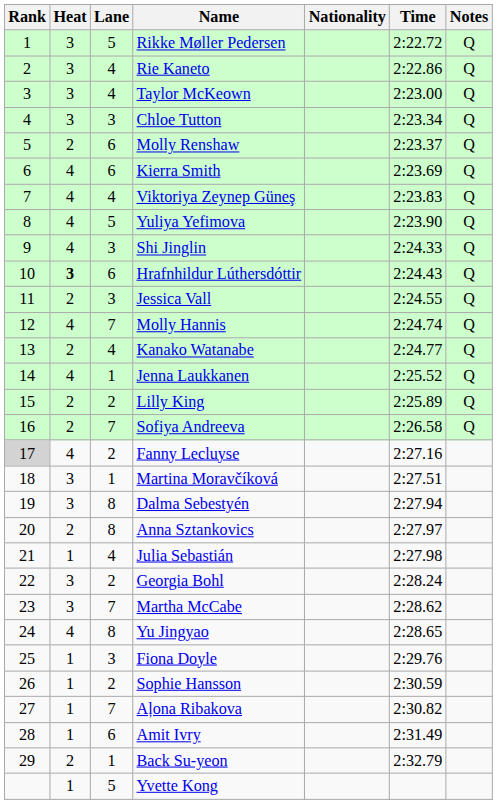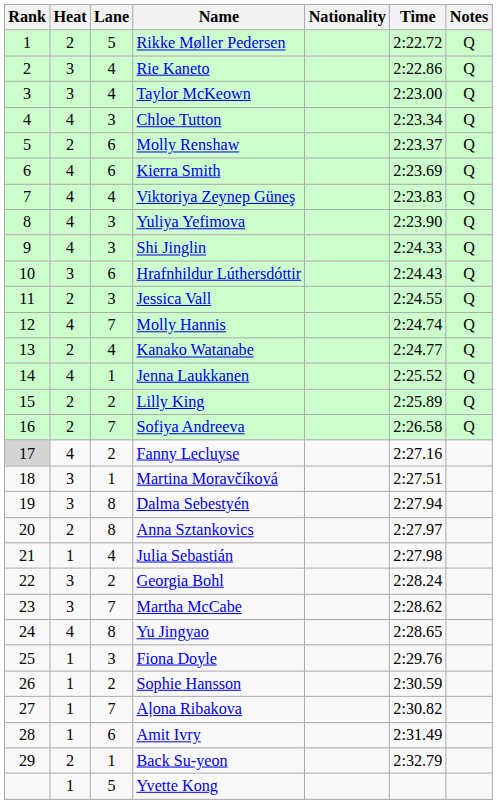(70, 42) 3 -> (70, 42) 2
(70, 119) 3 -> (70, 119) 4
(112, 222) 5 -> (112, 222) 3
(70, 273) bold -> (70, 273) normal
